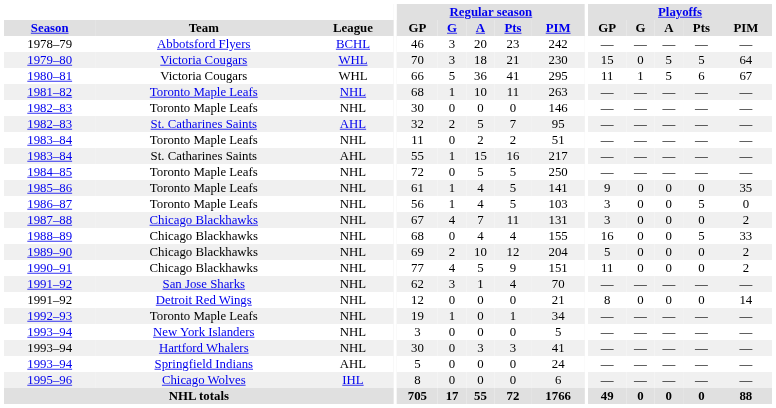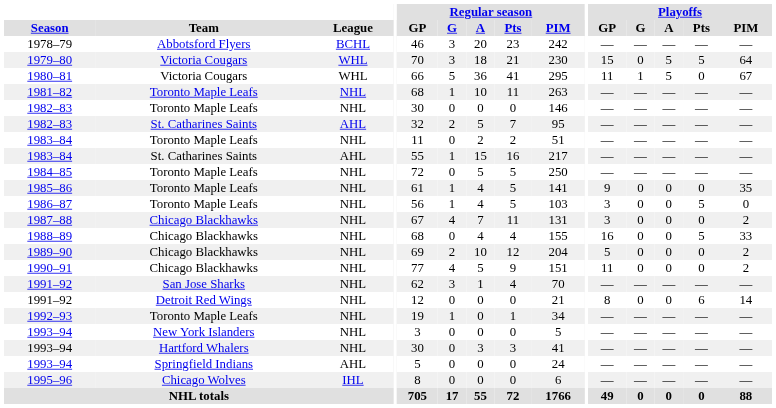(701, 76) 6 -> (701, 76) 0
(701, 300) 0 -> (701, 300) 6
